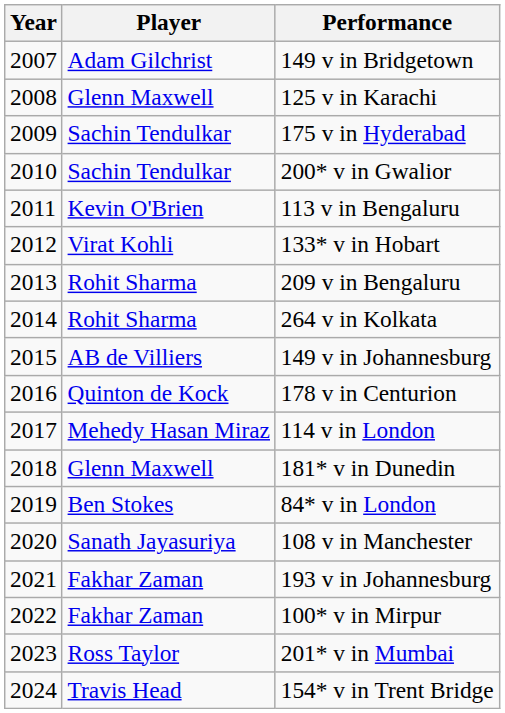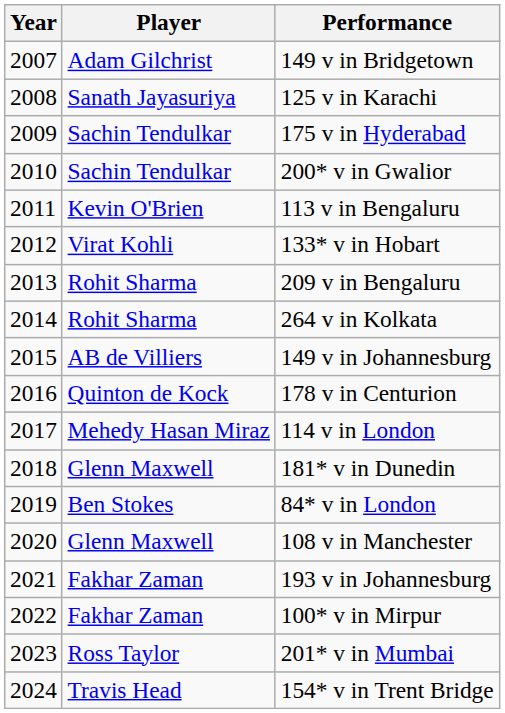(141, 97) Glenn Maxwell -> (152, 97) Sanath Jayasuriya
(152, 541) Sanath Jayasuriya -> (141, 541) Glenn Maxwell
